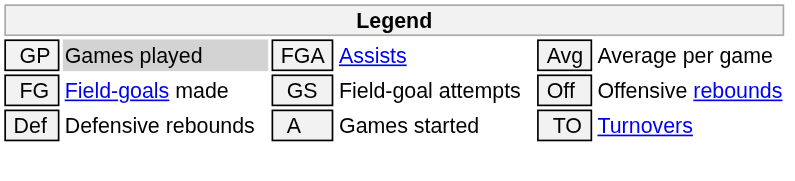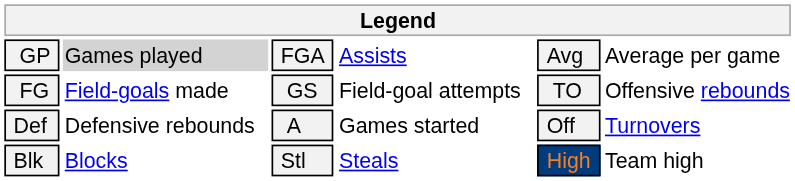(561, 90) Off -> (561, 90) TO
(561, 125) TO -> (561, 125) Off
+ row: (28, 160)
